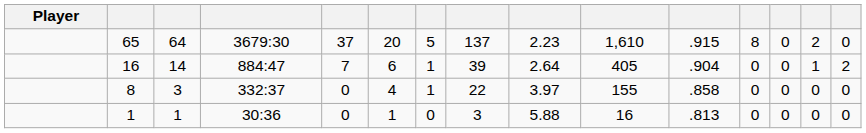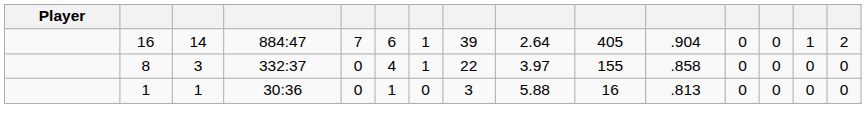- row: (131, 41)
